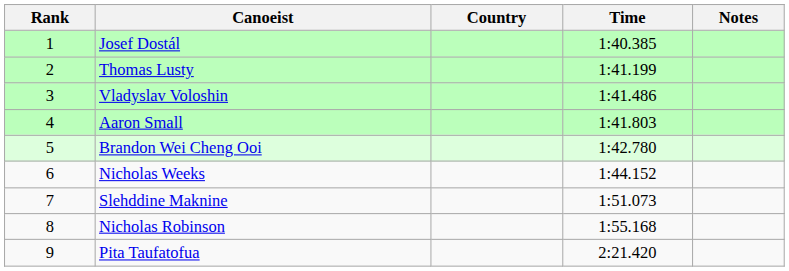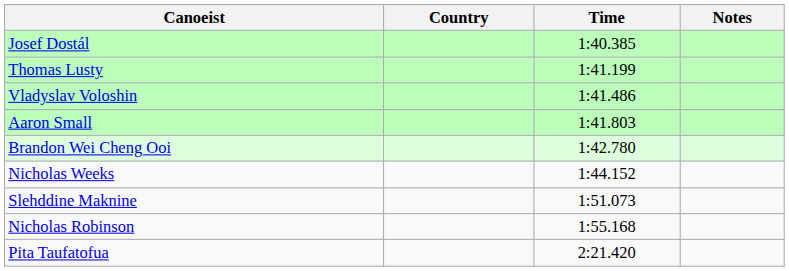- column: (50, 17)
